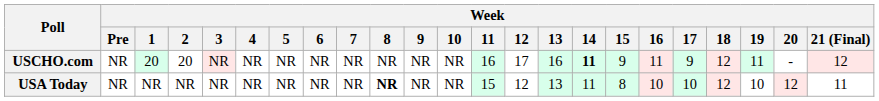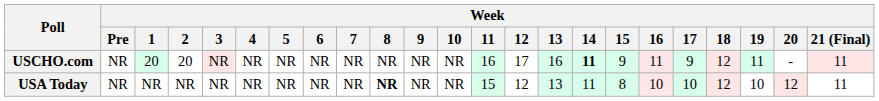(841, 61) 12 -> (841, 61) 11
